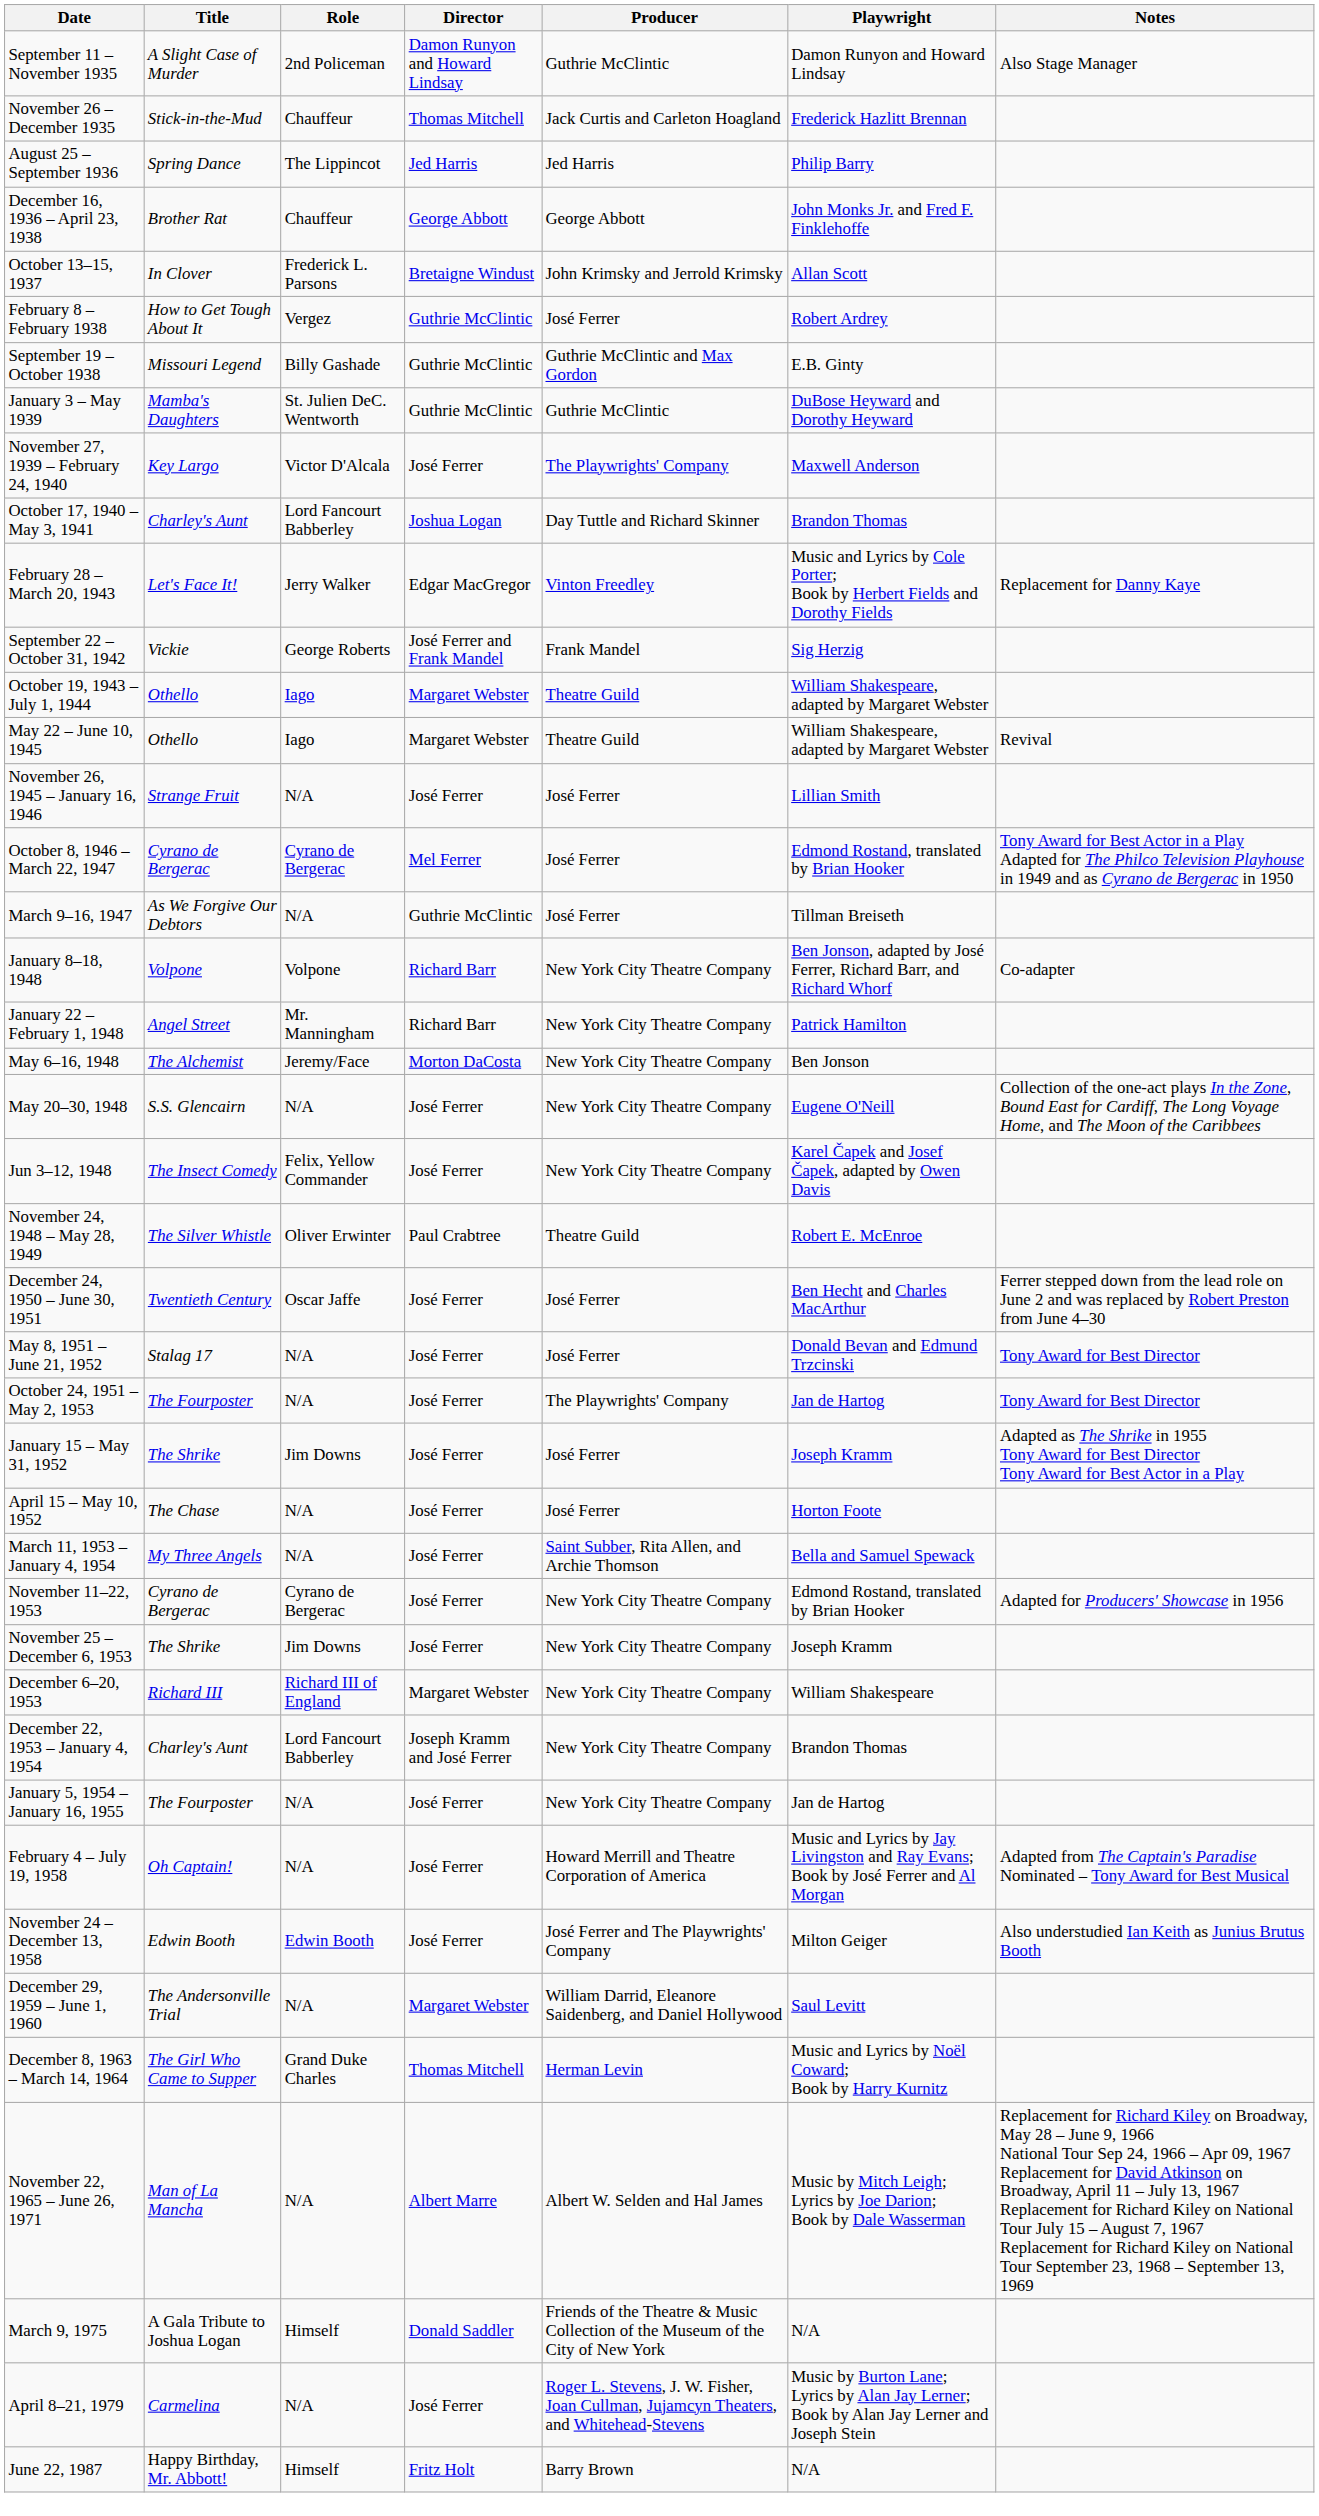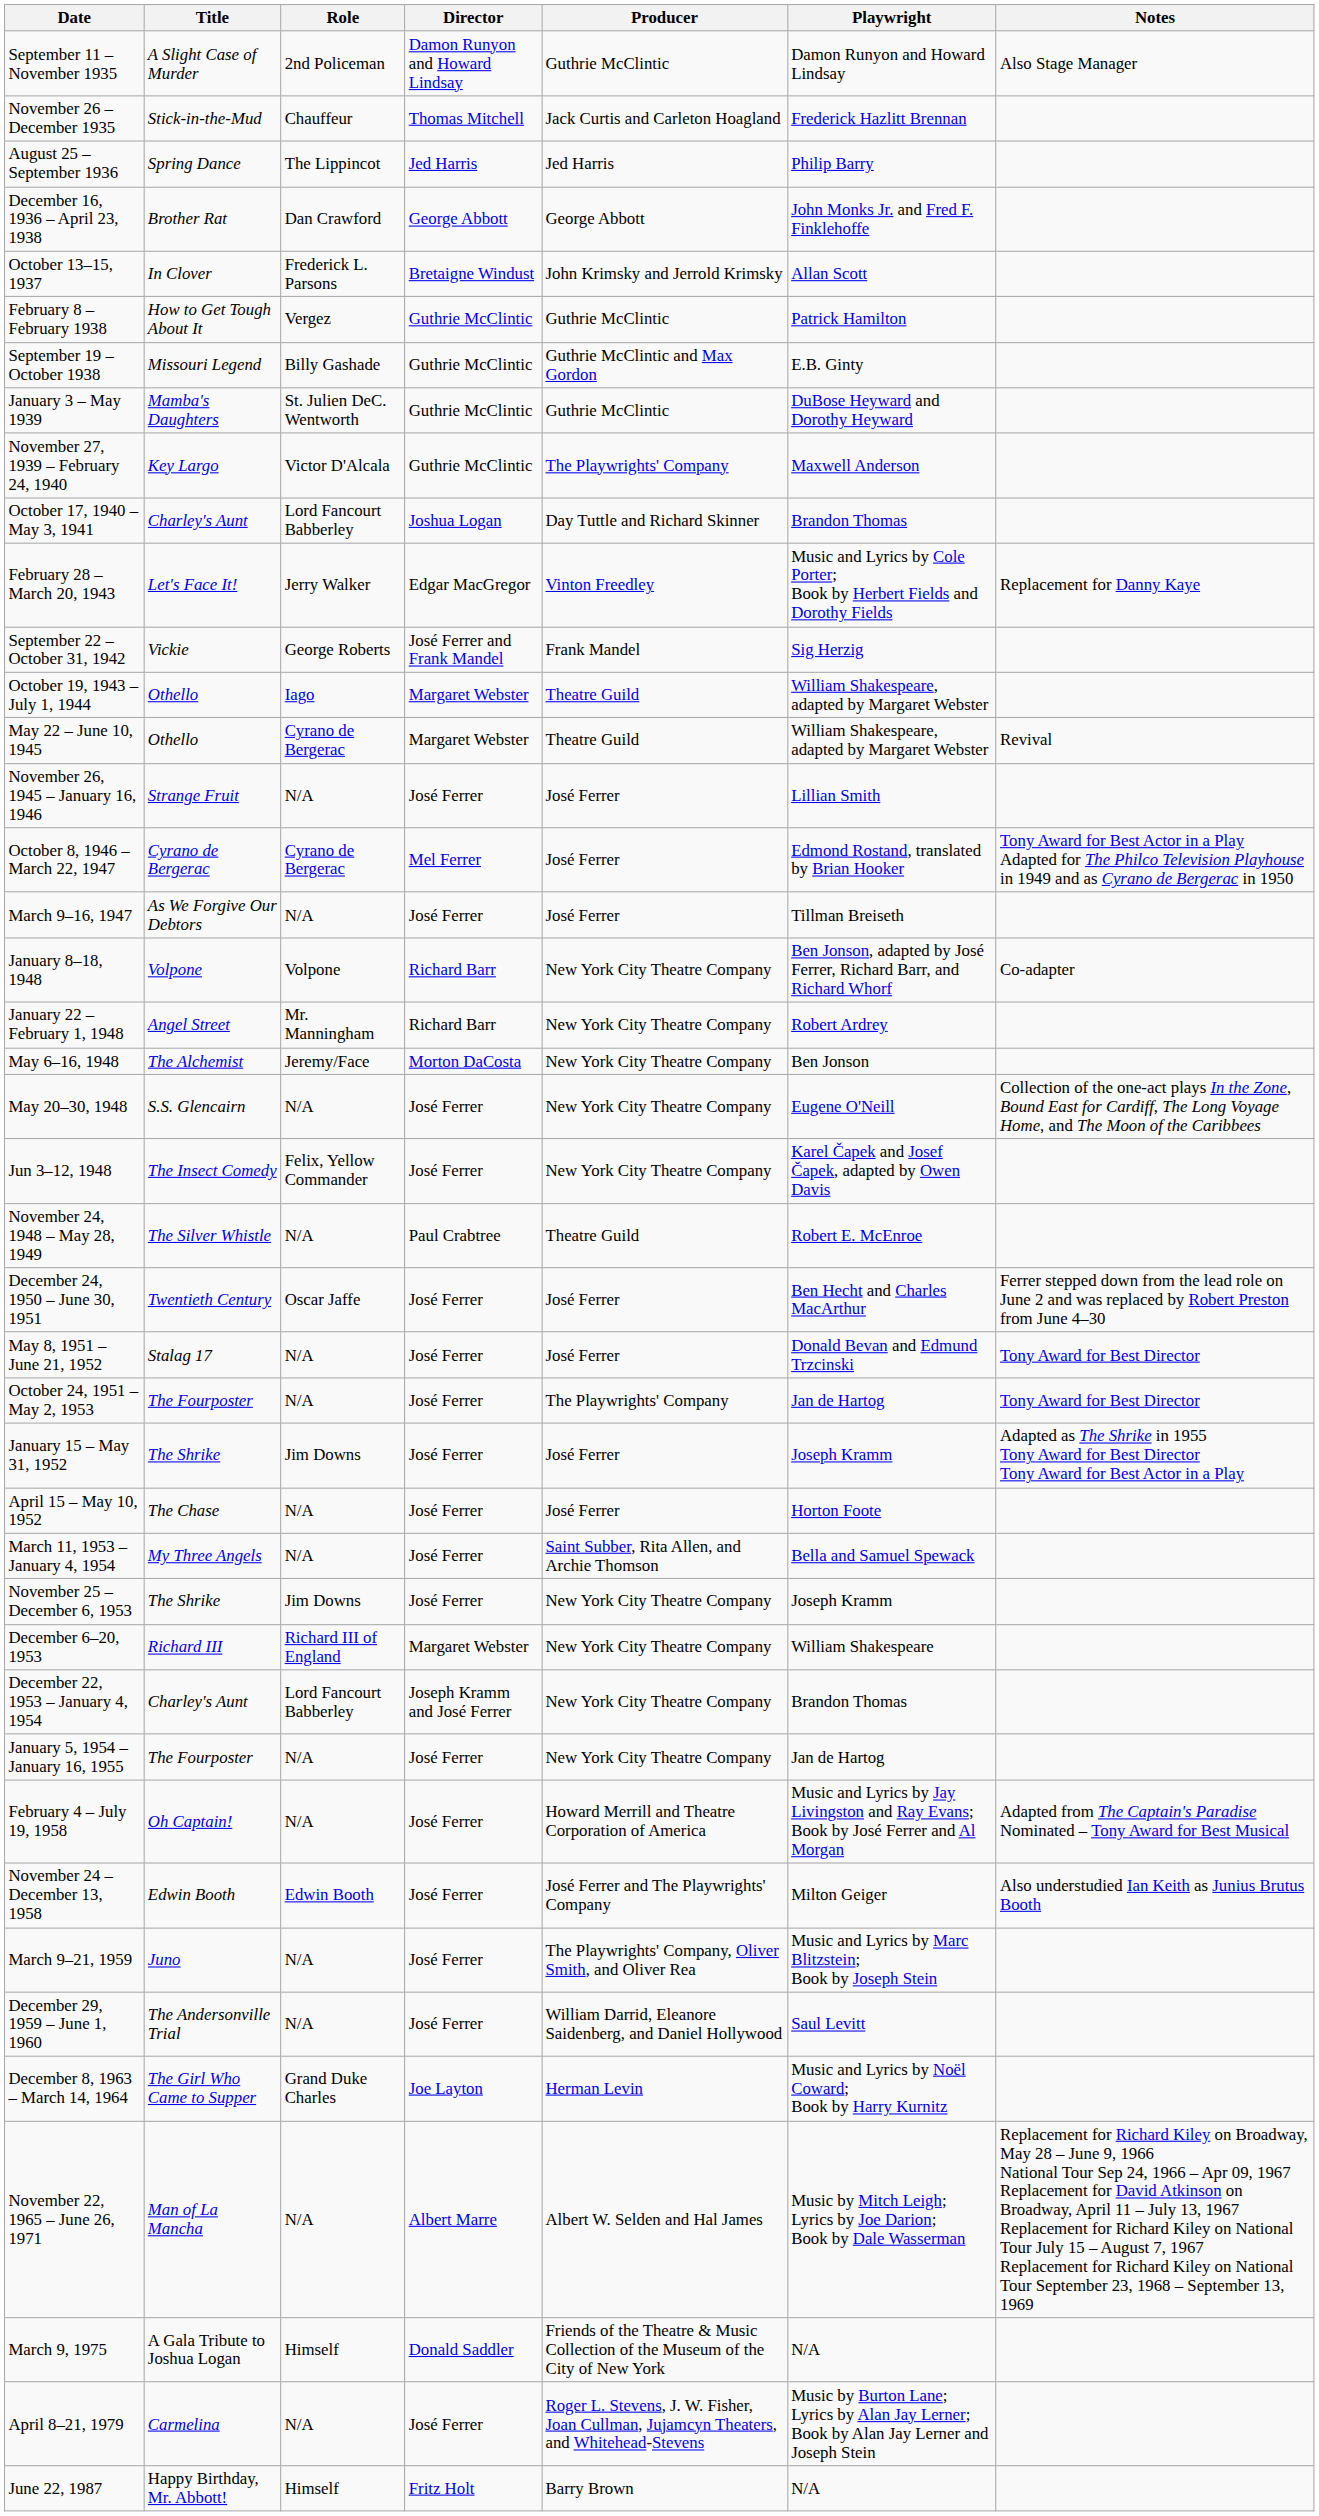(319, 218) Chauffeur -> (333, 218) Dan Crawford
(583, 319) José Ferrer -> (607, 319) Guthrie McClintic
(839, 319) Robert Ardrey -> (849, 319) Patrick Hamilton
(446, 465) José Ferrer -> (471, 465) Guthrie McClintic
(300, 740) Iago -> (319, 740) Cyrano de Bergerac
(471, 914) Guthrie McClintic -> (446, 914) José Ferrer
(849, 1024) Patrick Hamilton -> (839, 1024) Robert Ardrey
(338, 1235) Oliver Erwinter -> (299, 1235) N/A
- row: (69, 1601)
+ row: (70, 1959)
(469, 2005) Margaret Webster -> (446, 2024) José Ferrer
(466, 2069) Thomas Mitchell -> (446, 2088) Joe Layton
